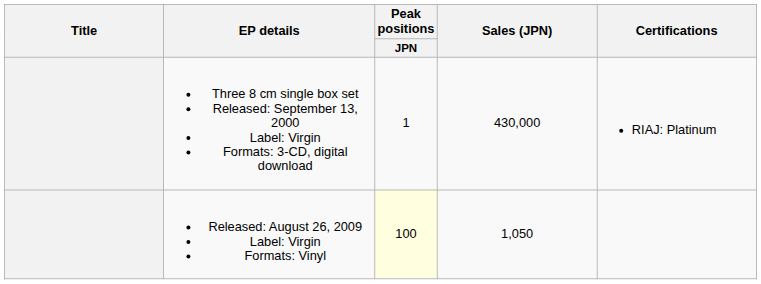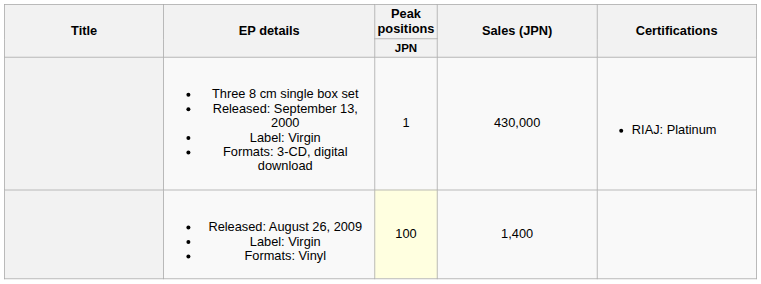(517, 234) 1,050 -> (517, 234) 1,400
